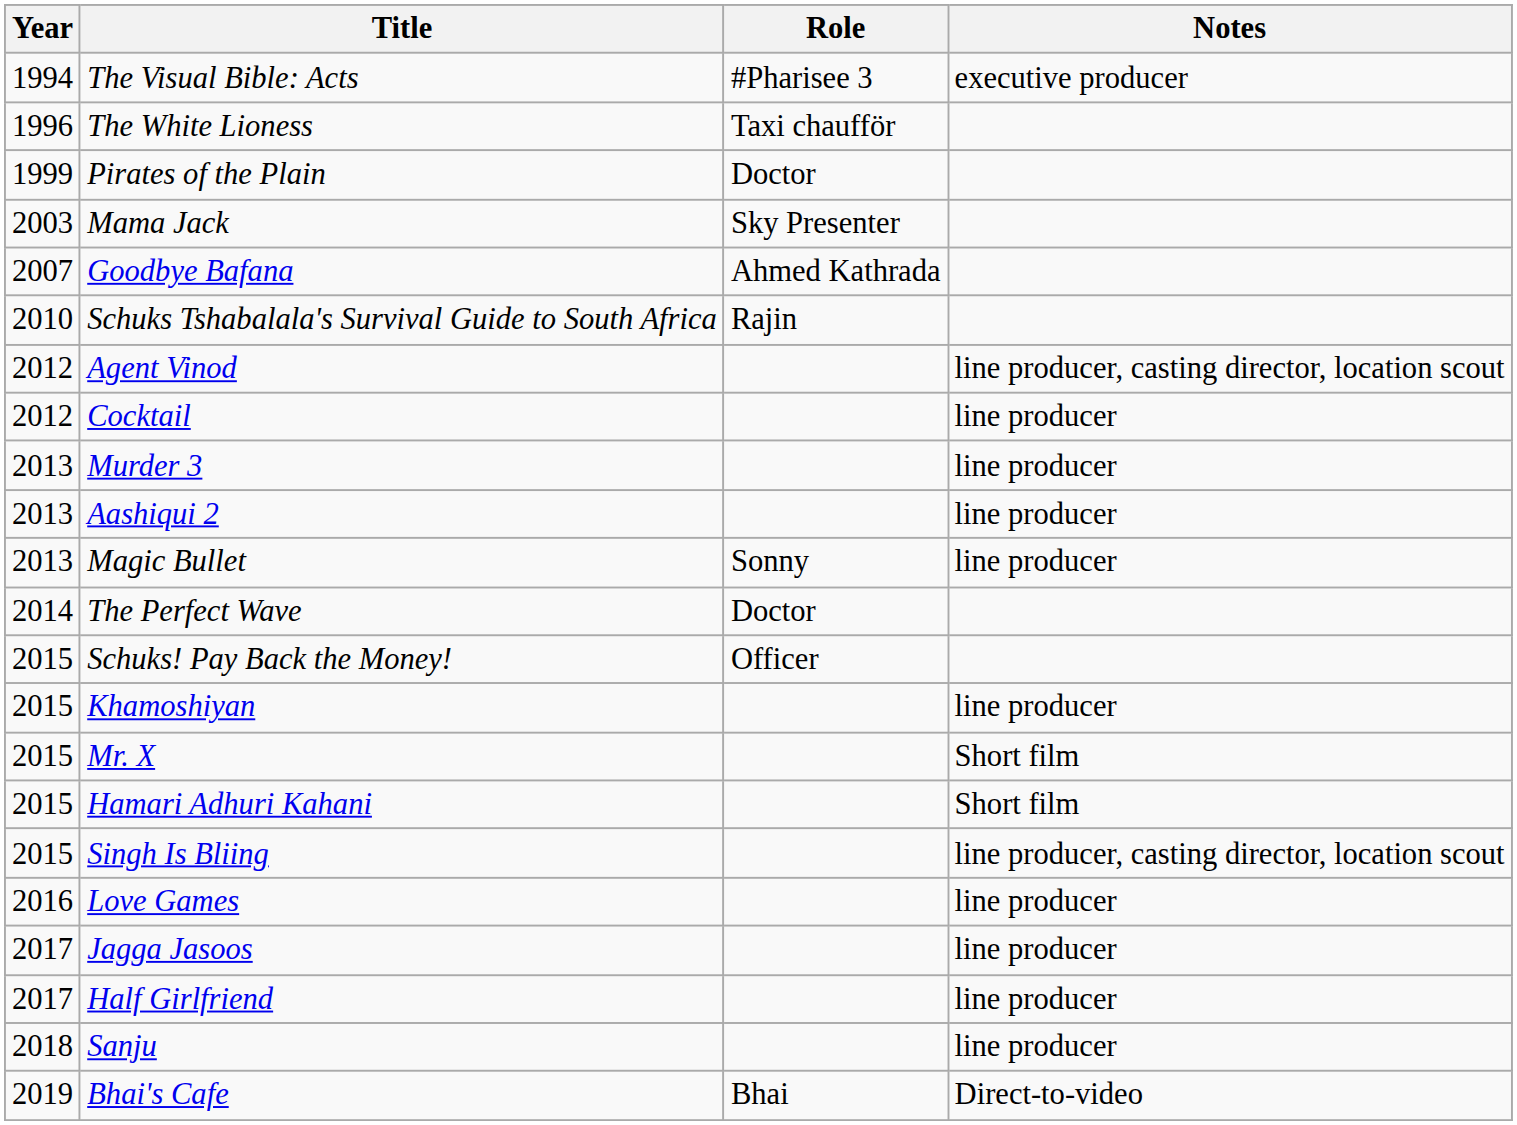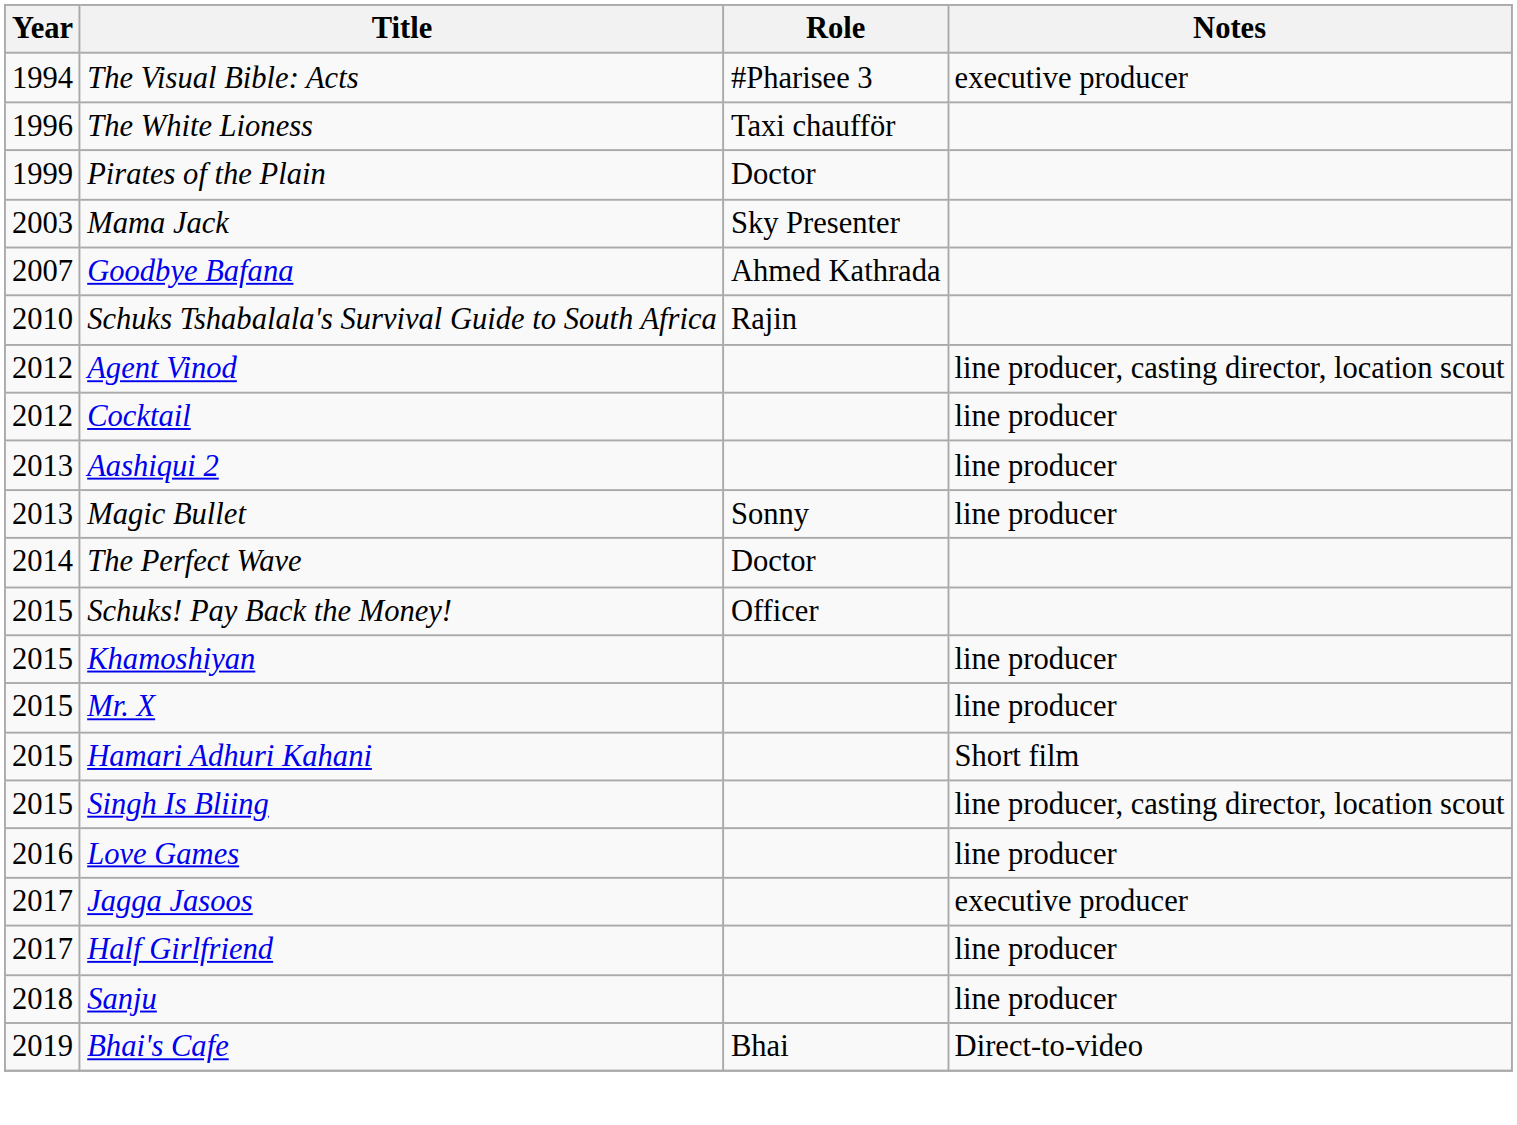- row: (145, 464)
(1017, 755) Short film -> (1036, 707) line producer
(1036, 949) line producer -> (1071, 901) executive producer
